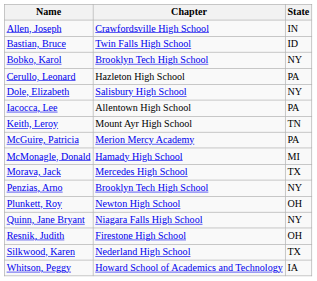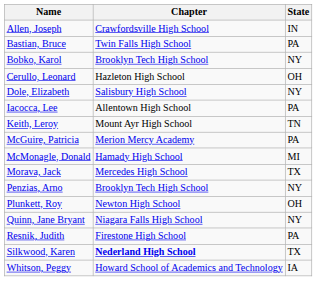(293, 44) ID -> (293, 44) PA
(293, 76) PA -> (295, 76) OH
(295, 236) OH -> (293, 236) PA
(143, 252) normal -> (145, 252) bold
